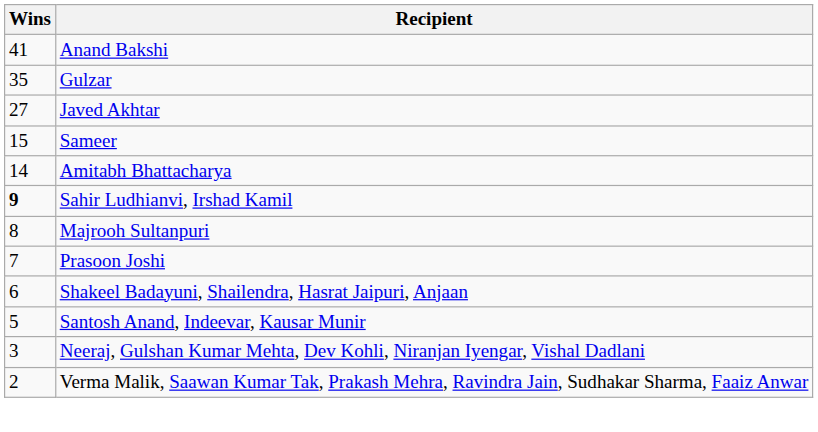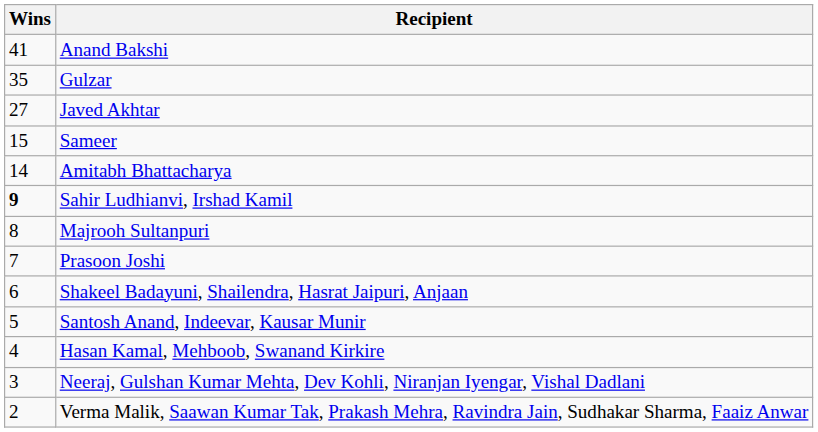+ row: (222, 351)
